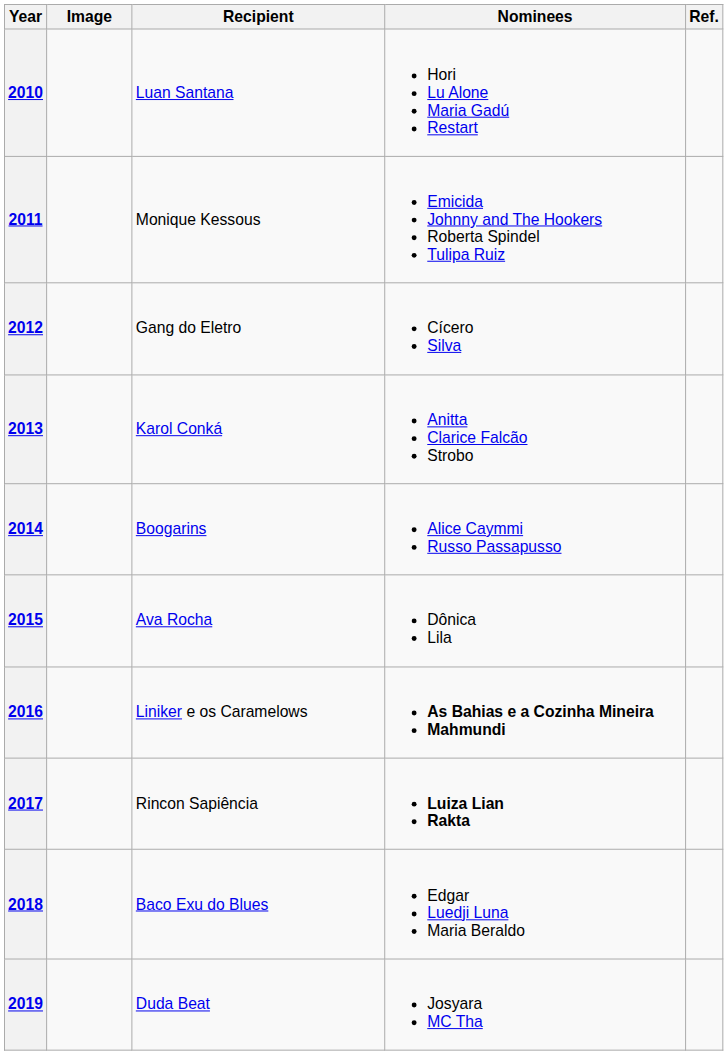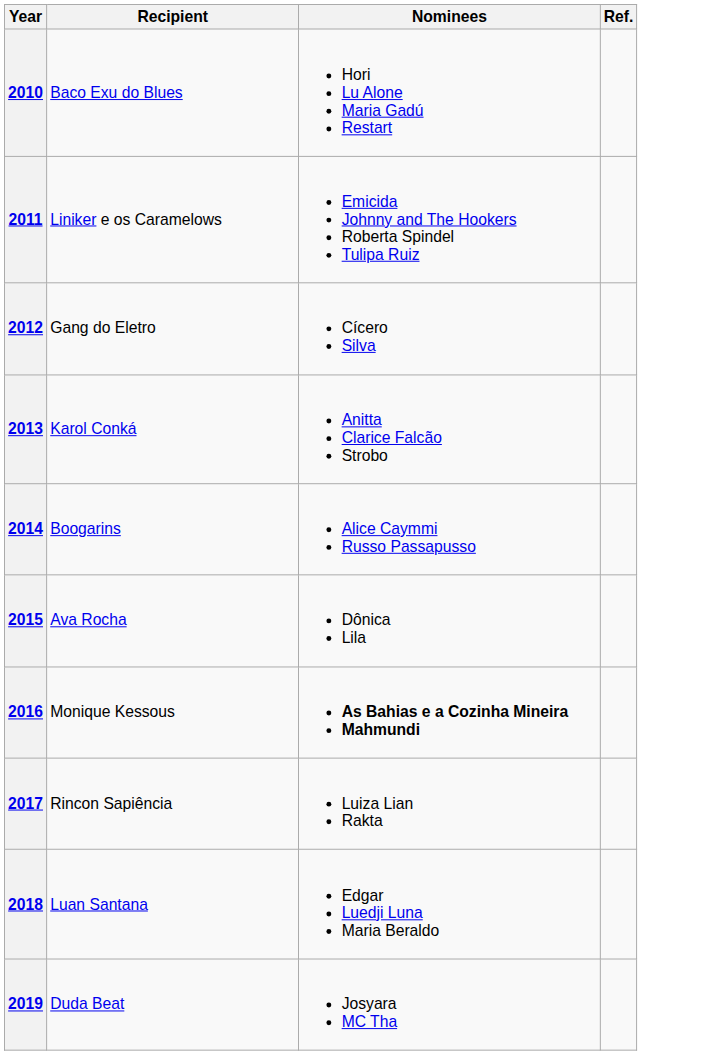- column: (89, 16)
(185, 92) Luan Santana -> (116, 92) Baco Exu do Blues
(198, 219) Monique Kessous -> (136, 219) Liniker e os Caramelows
(222, 712) Liniker e os Caramelows -> (113, 712) Monique Kessous
(535, 813) bold -> (449, 813) normal
(202, 904) Baco Exu do Blues -> (99, 904) Luan Santana
